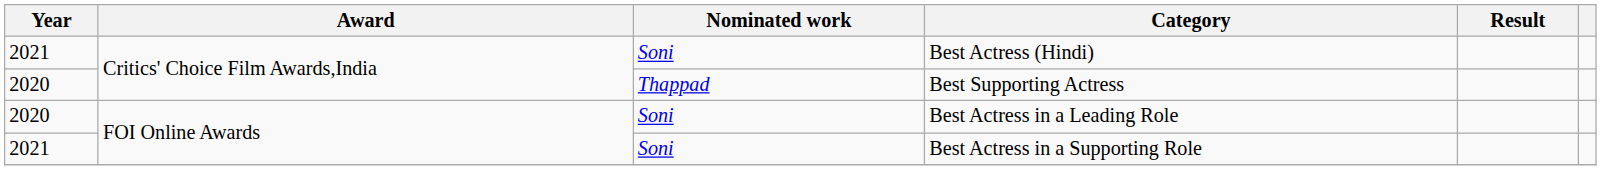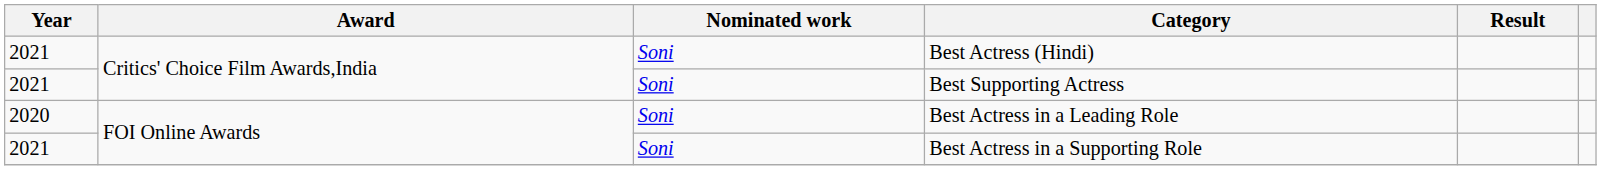(29, 84) 2020 -> (29, 84) 2021
(674, 84) Thappad -> (656, 84) Soni
